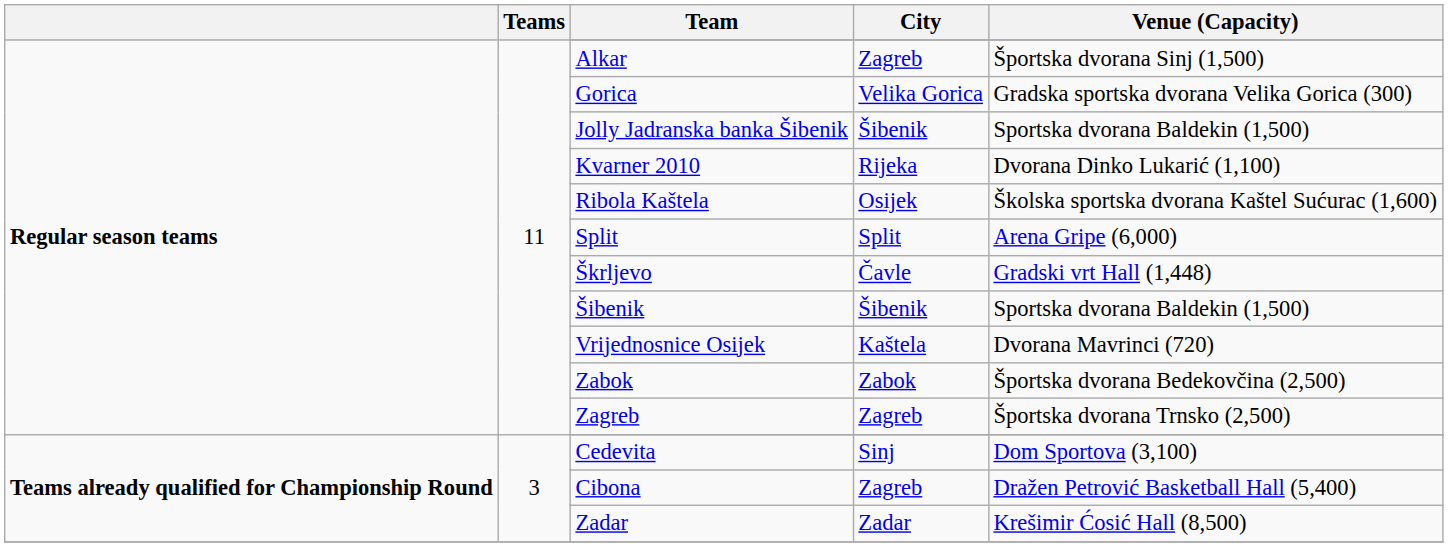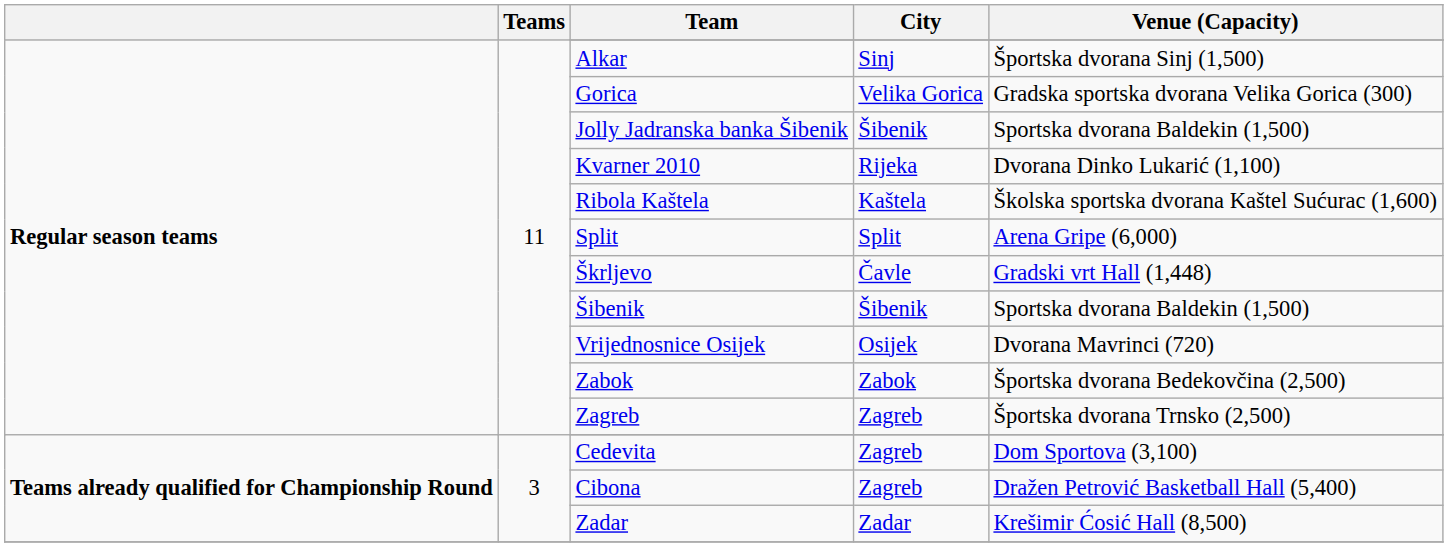(890, 58) Zagreb -> (877, 58) Sinj
(888, 201) Osijek -> (892, 201) Kaštela
(892, 344) Kaštela -> (888, 344) Osijek
(877, 451) Sinj -> (890, 451) Zagreb
